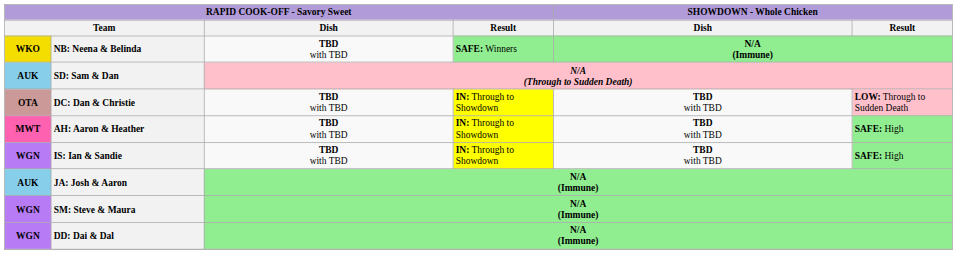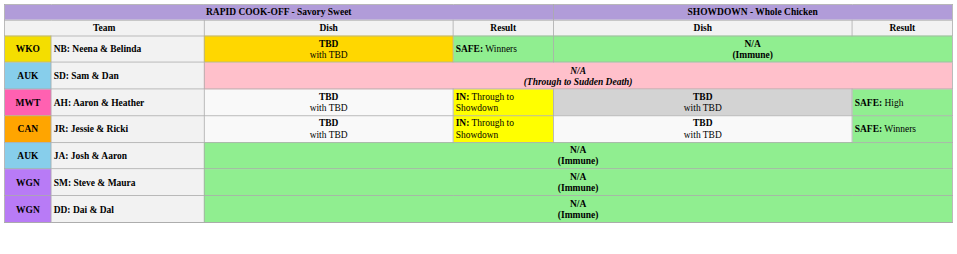(329, 49) no background -> (329, 49) gold background
- row: (94, 102)
(703, 129) no background -> (703, 102) lightgrey background
- row: (88, 156)
+ row: (91, 129)
